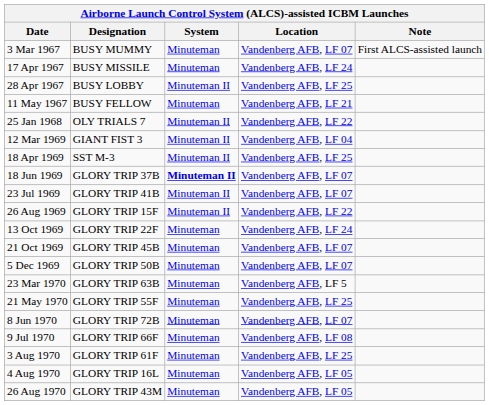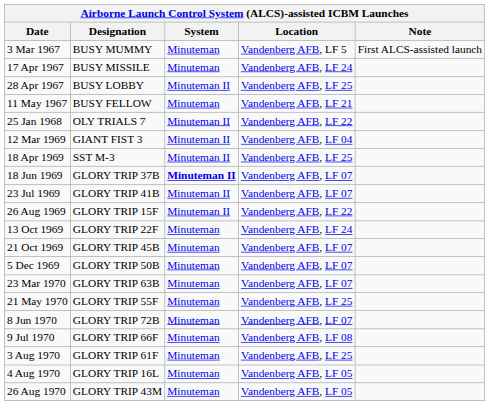(297, 49) Vandenberg AFB, LF 07 -> (294, 49) Vandenberg AFB, LF 5
(294, 283) Vandenberg AFB, LF 5 -> (297, 283) Vandenberg AFB, LF 07
